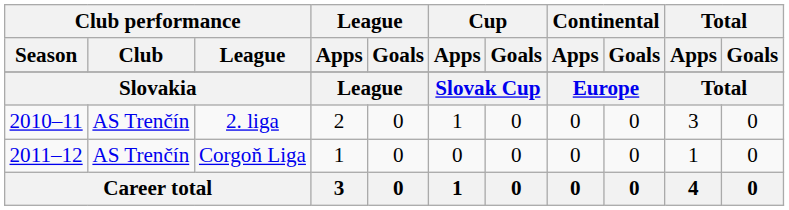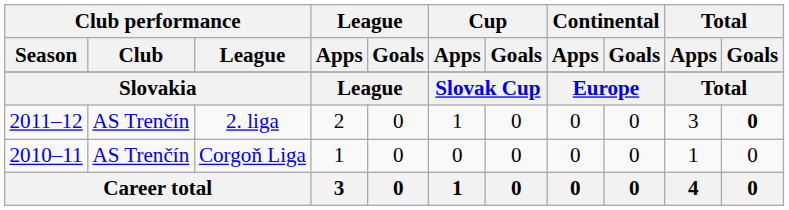(46, 121) 2010–11 -> (46, 121) 2011–12
(752, 121) normal -> (752, 121) bold
(46, 155) 2011–12 -> (46, 155) 2010–11
